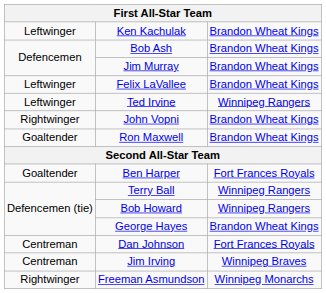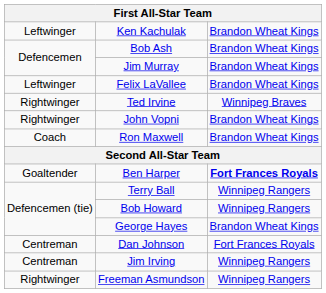(50, 102) Leftwinger -> (50, 102) Rightwinger
(264, 102) Winnipeg Rangers -> (264, 102) Winnipeg Braves
(50, 137) Goaltender -> (50, 137) Coach
(264, 173) normal -> (264, 173) bold
(264, 262) Winnipeg Braves -> (264, 262) Winnipeg Rangers
(264, 279) Winnipeg Monarchs -> (264, 279) Winnipeg Rangers
